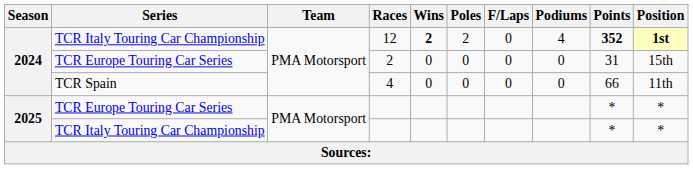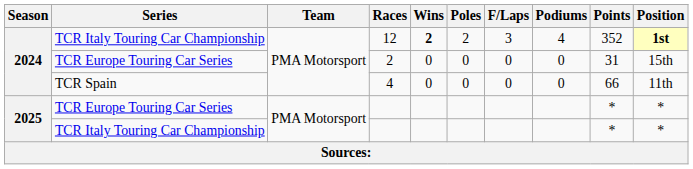(508, 39) 0 -> (508, 39) 3
(612, 39) bold -> (612, 39) normal
